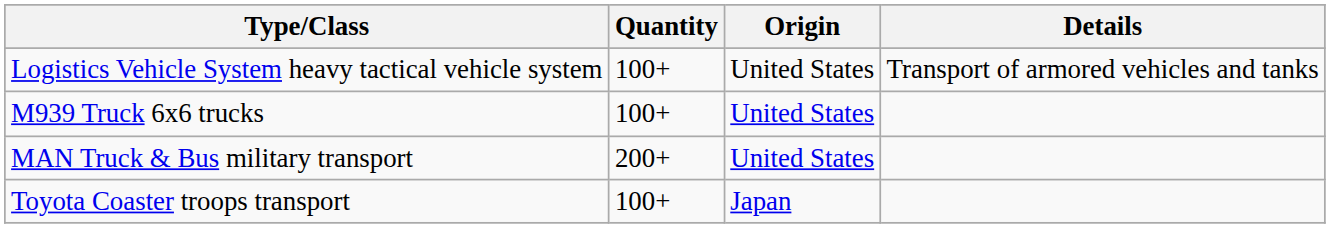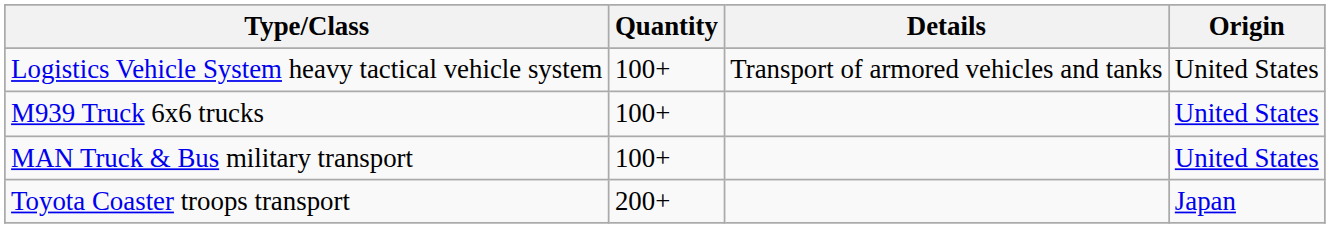columns swapped: (802, 25) <-> (1103, 25)
(643, 156) 200+ -> (643, 156) 100+
(643, 200) 100+ -> (643, 200) 200+
